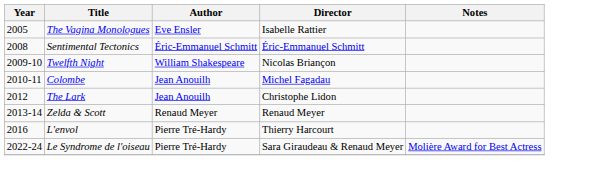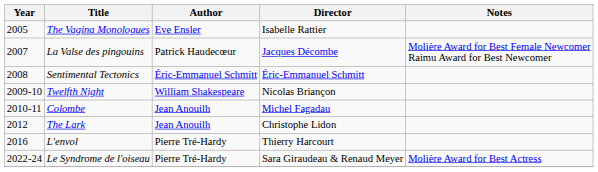+ row: (95, 52)
- row: (76, 113)
